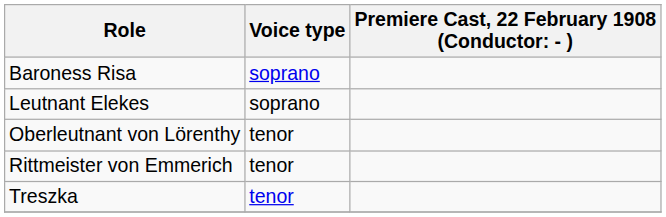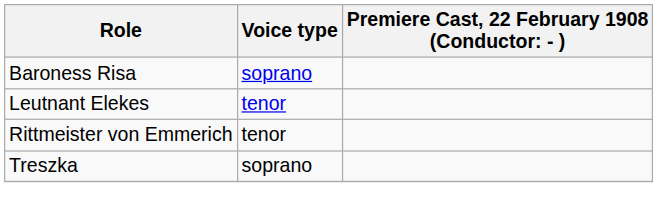(285, 103) soprano -> (264, 103) tenor
- row: (125, 134)
(272, 196) tenor -> (277, 165) soprano
